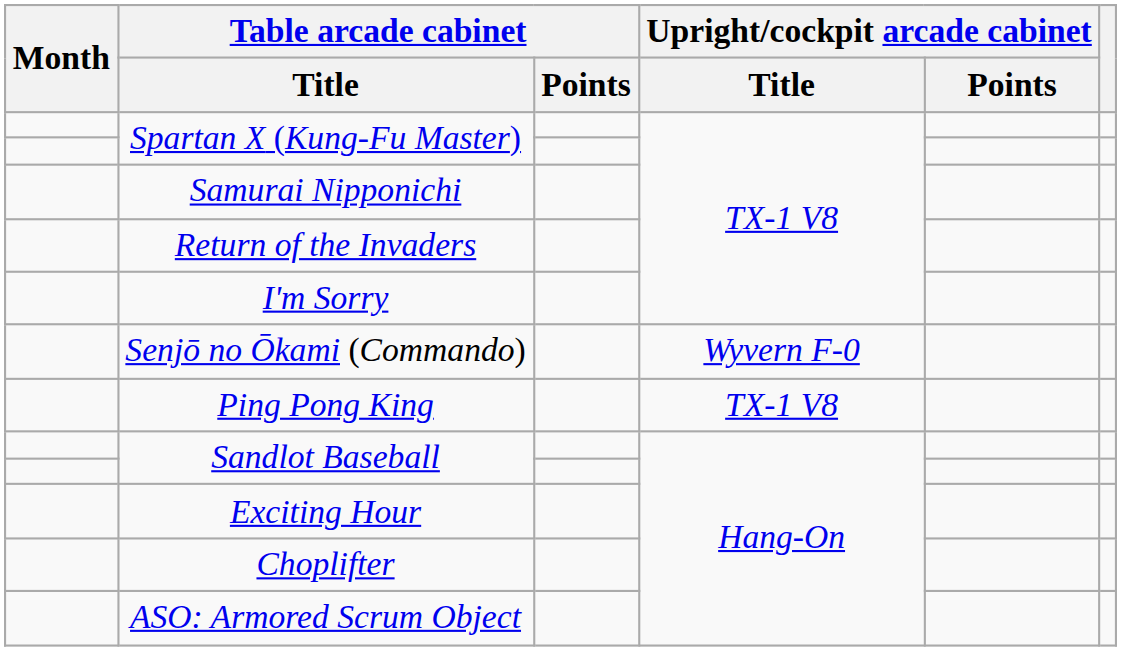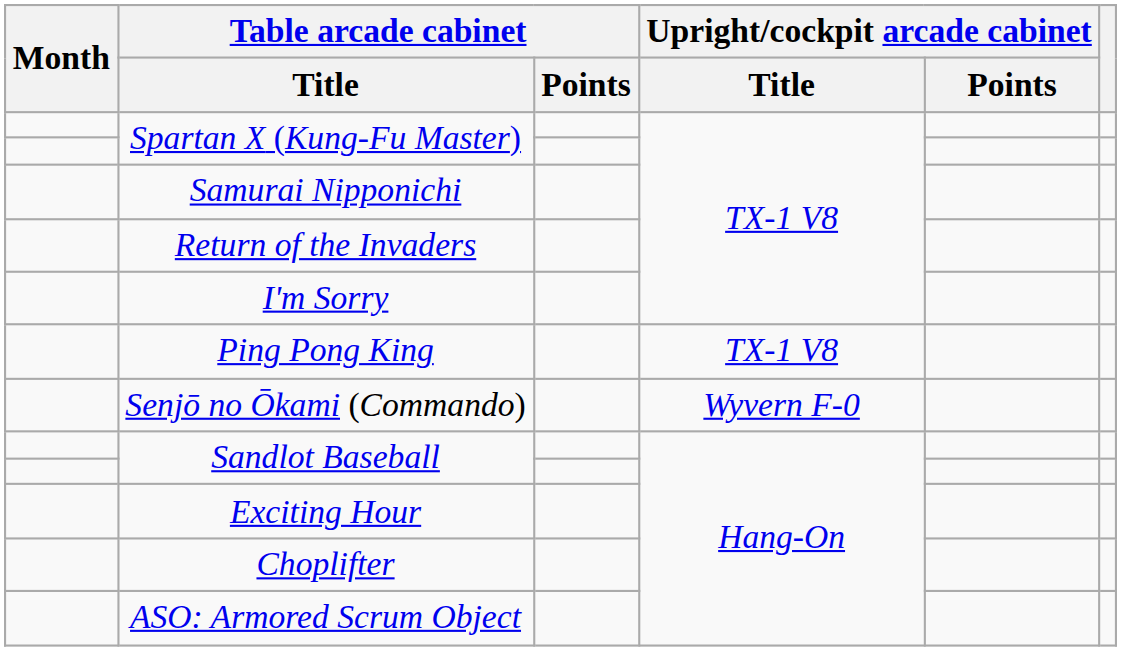rows swapped: (326, 350) <-> (326, 404)
